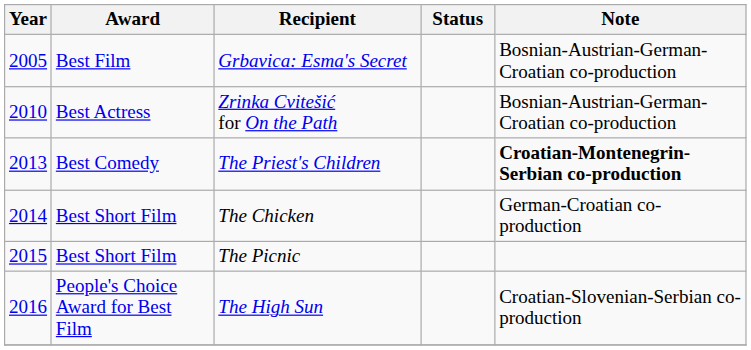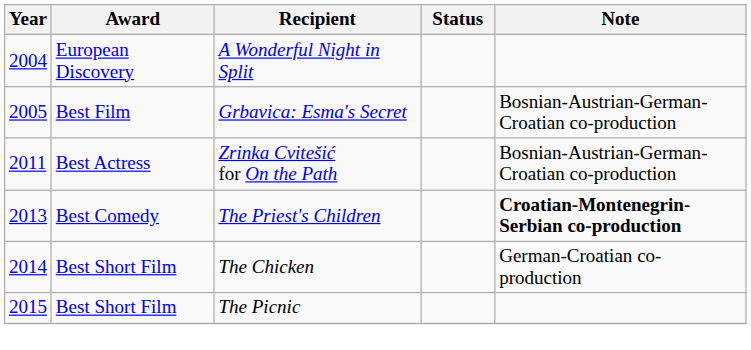+ row: (299, 60)
(28, 112) 2010 -> (28, 163) 2011
- row: (271, 307)
